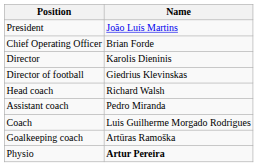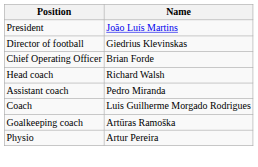rows swapped: (54, 43) <-> (45, 75)
- row: (23, 59)
(135, 153) bold -> (132, 138) normal
